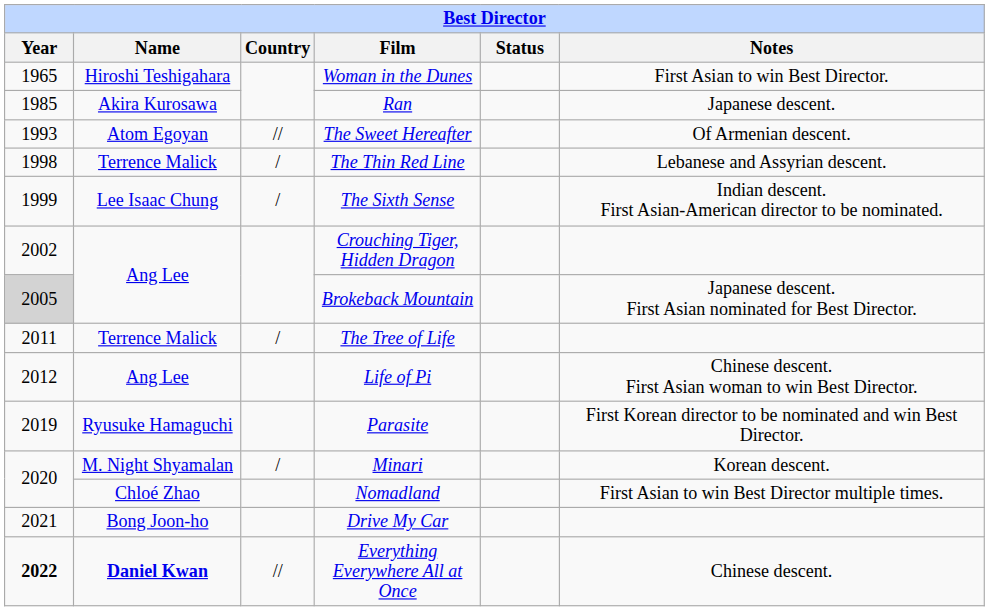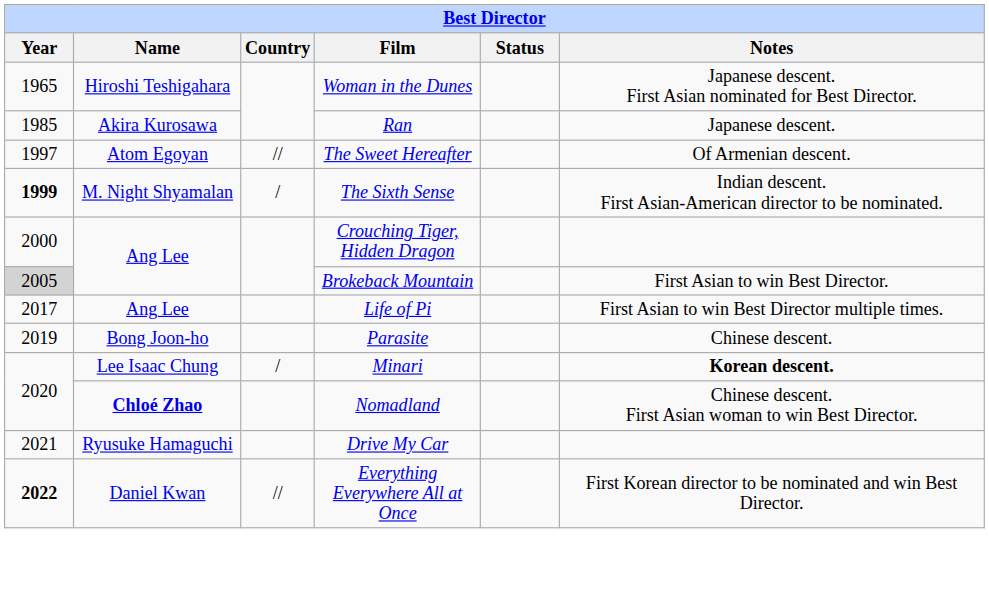(772, 76) First Asian to win Best Director. -> (772, 86) Japanese descent. First Asian nominated for Best Director.
(39, 133) 1993 -> (39, 153) 1997
- row: (398, 162)
(39, 201) normal -> (39, 192) bold
(157, 201) Lee Isaac Chung -> (157, 192) M. Night Shyamalan
(39, 250) 2002 -> (39, 241) 2000
(772, 299) Japanese descent. First Asian nominated for Best Director. -> (772, 280) First Asian to win Best Director.
- row: (398, 337)
(39, 376) 2012 -> (39, 309) 2017
(772, 376) Chinese descent. First Asian woman to win Best Director. -> (772, 309) First Asian to win Best Director multiple times.
(157, 425) Ryusuke Hamaguchi -> (157, 337) Bong Joon-ho
(772, 425) First Korean director to be nominated and win Best Director. -> (772, 337) Chinese descent.
(157, 464) M. Night Shyamalan -> (157, 366) Lee Isaac Chung
(772, 464) normal -> (772, 366) bold
(157, 493) normal -> (157, 405) bold
(772, 493) First Asian to win Best Director multiple times. -> (772, 405) Chinese descent. First Asian woman to win Best Director.
(157, 521) Bong Joon-ho -> (157, 444) Ryusuke Hamaguchi
(157, 570) bold -> (157, 493) normal
(772, 570) Chinese descent. -> (772, 493) First Korean director to be nominated and win Best Director.
